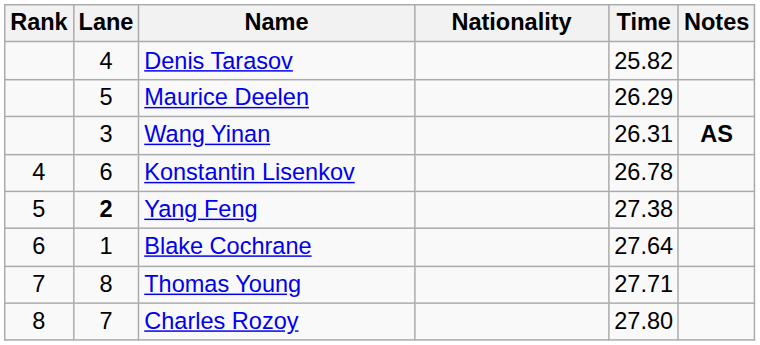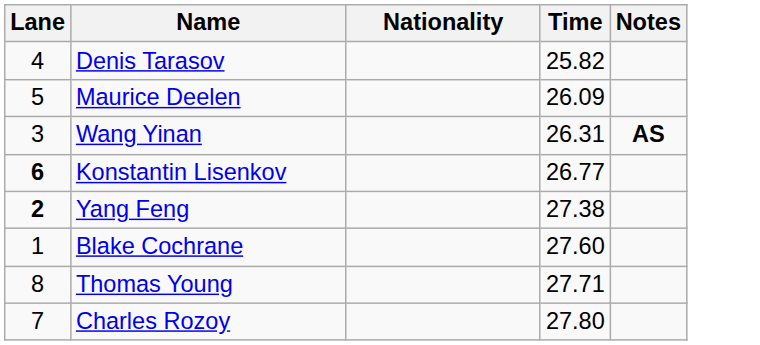- column: (39, 23)
(644, 97) 26.29 -> (575, 97) 26.09
(106, 172) normal -> (38, 172) bold
(644, 172) 26.78 -> (575, 172) 26.77
(644, 246) 27.64 -> (575, 246) 27.60
